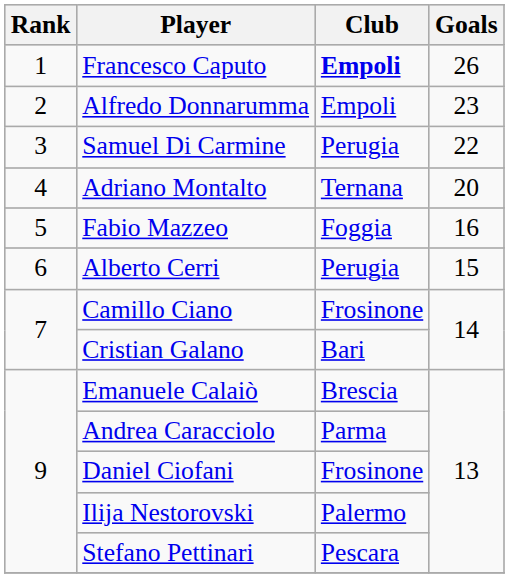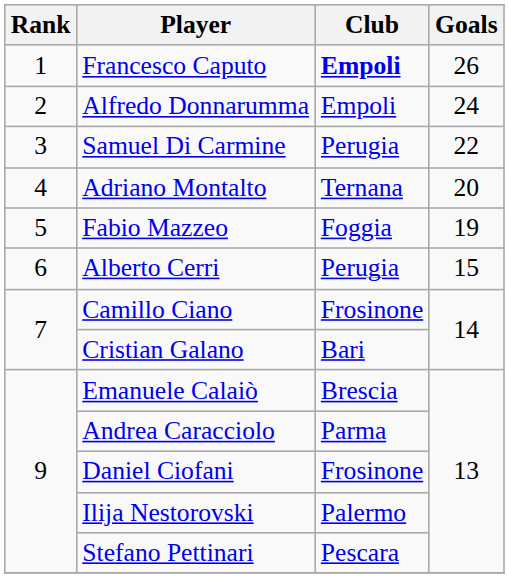(466, 106) 23 -> (466, 106) 24
(466, 227) 16 -> (466, 227) 19
